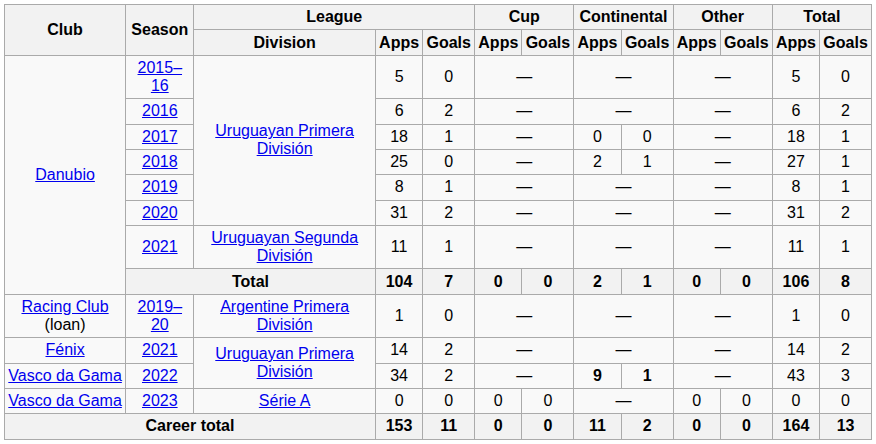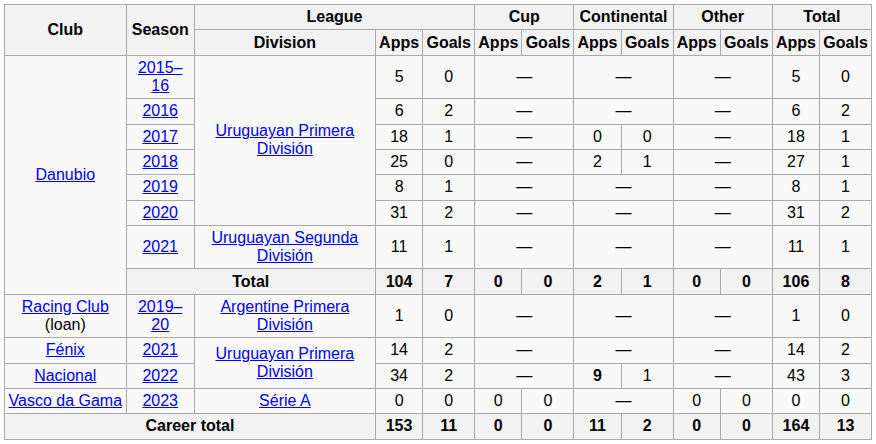(65, 375) Vasco da Gama -> (65, 375) Nacional
(647, 375) bold -> (647, 375) normal
